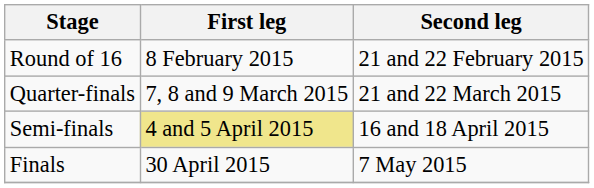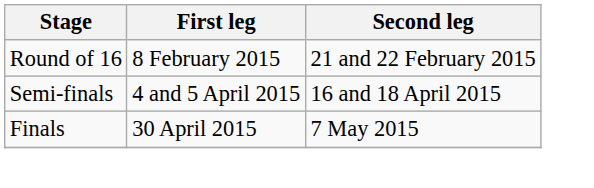- row: (72, 93)
(229, 128) khaki background -> (216, 93) no background
